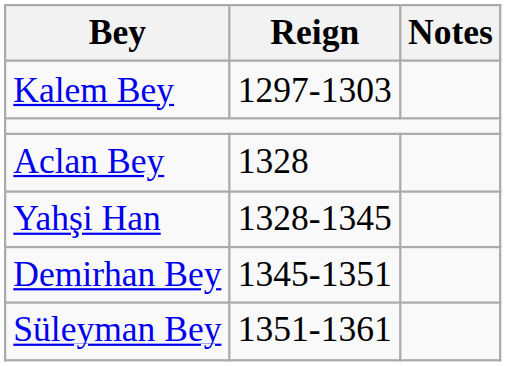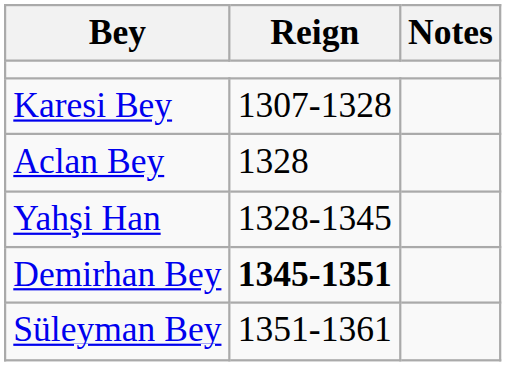- row: (94, 88)
+ row: (93, 105)
(315, 274) normal -> (315, 274) bold
